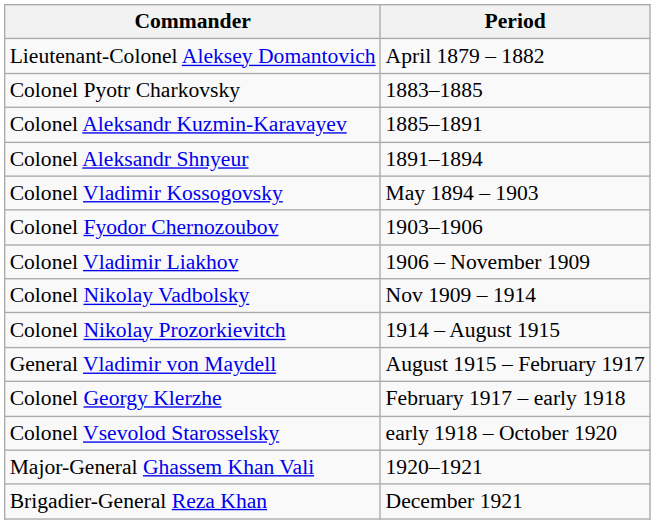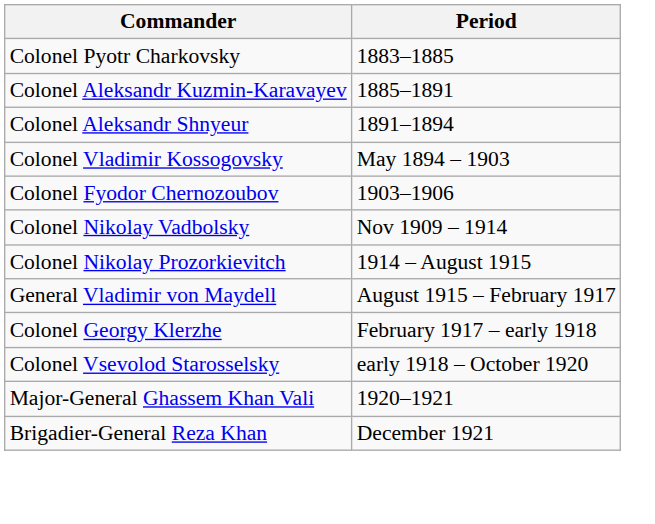- row: (193, 55)
- row: (124, 261)
